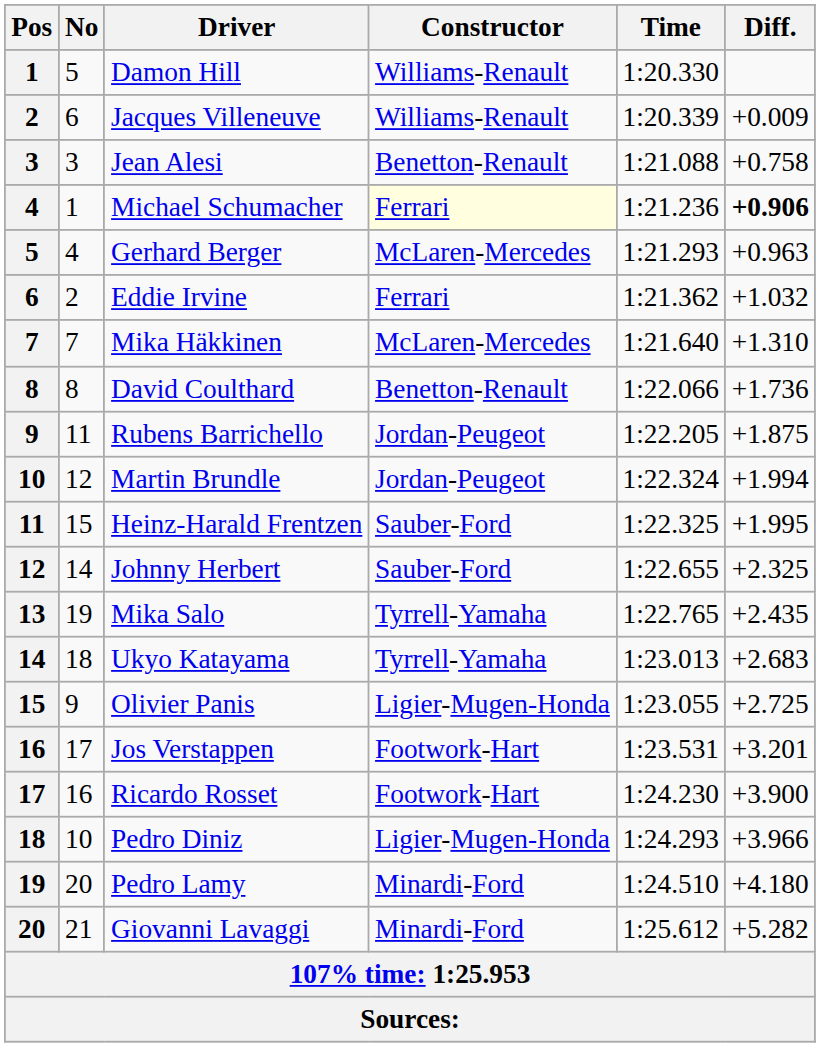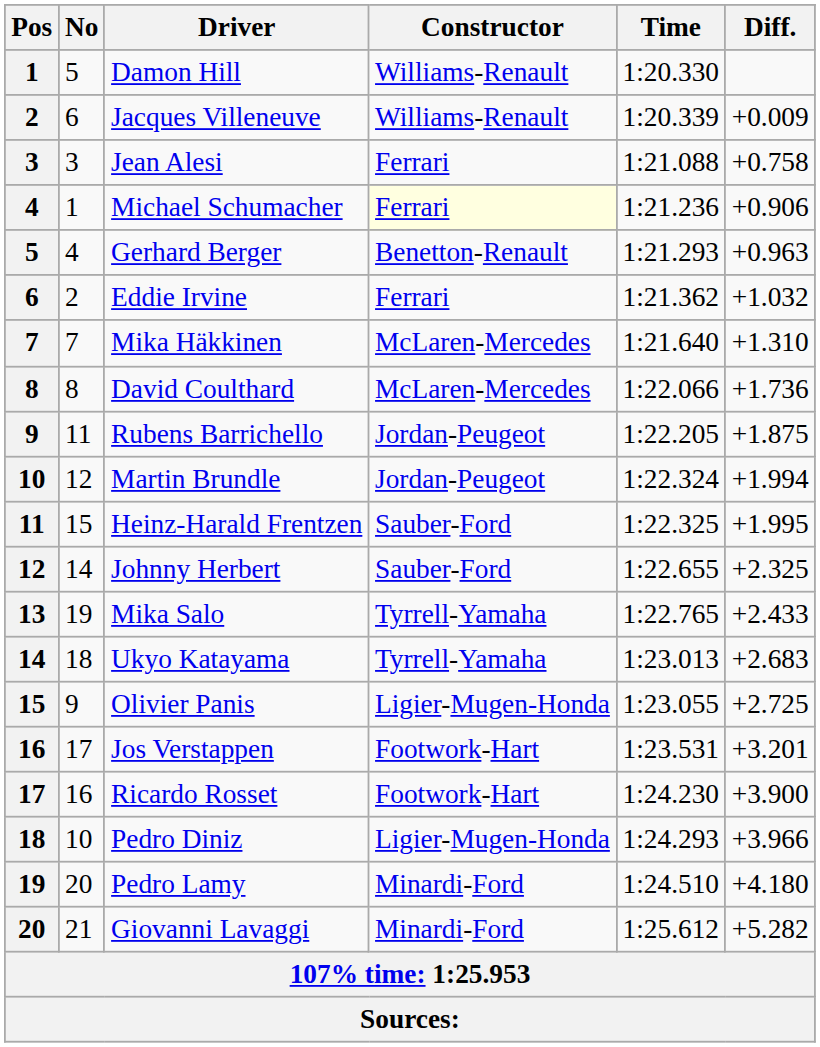(471, 162) Benetton-Renault -> (412, 162) Ferrari
(770, 207) bold -> (770, 207) normal
(483, 252) McLaren-Mercedes -> (471, 252) Benetton-Renault
(471, 388) Benetton-Renault -> (483, 388) McLaren-Mercedes
(770, 613) +2.435 -> (770, 613) +2.433
